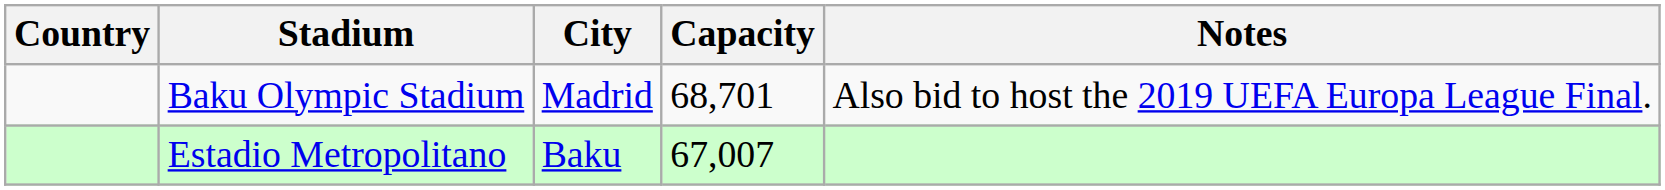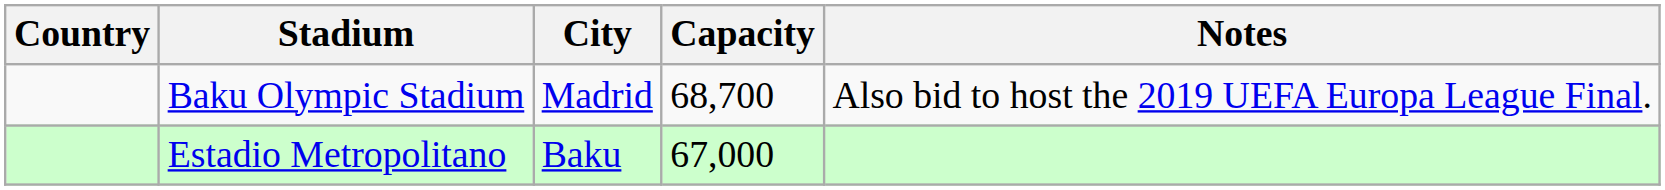(722, 94) 68,701 -> (722, 94) 68,700
(722, 154) 67,007 -> (722, 154) 67,000
